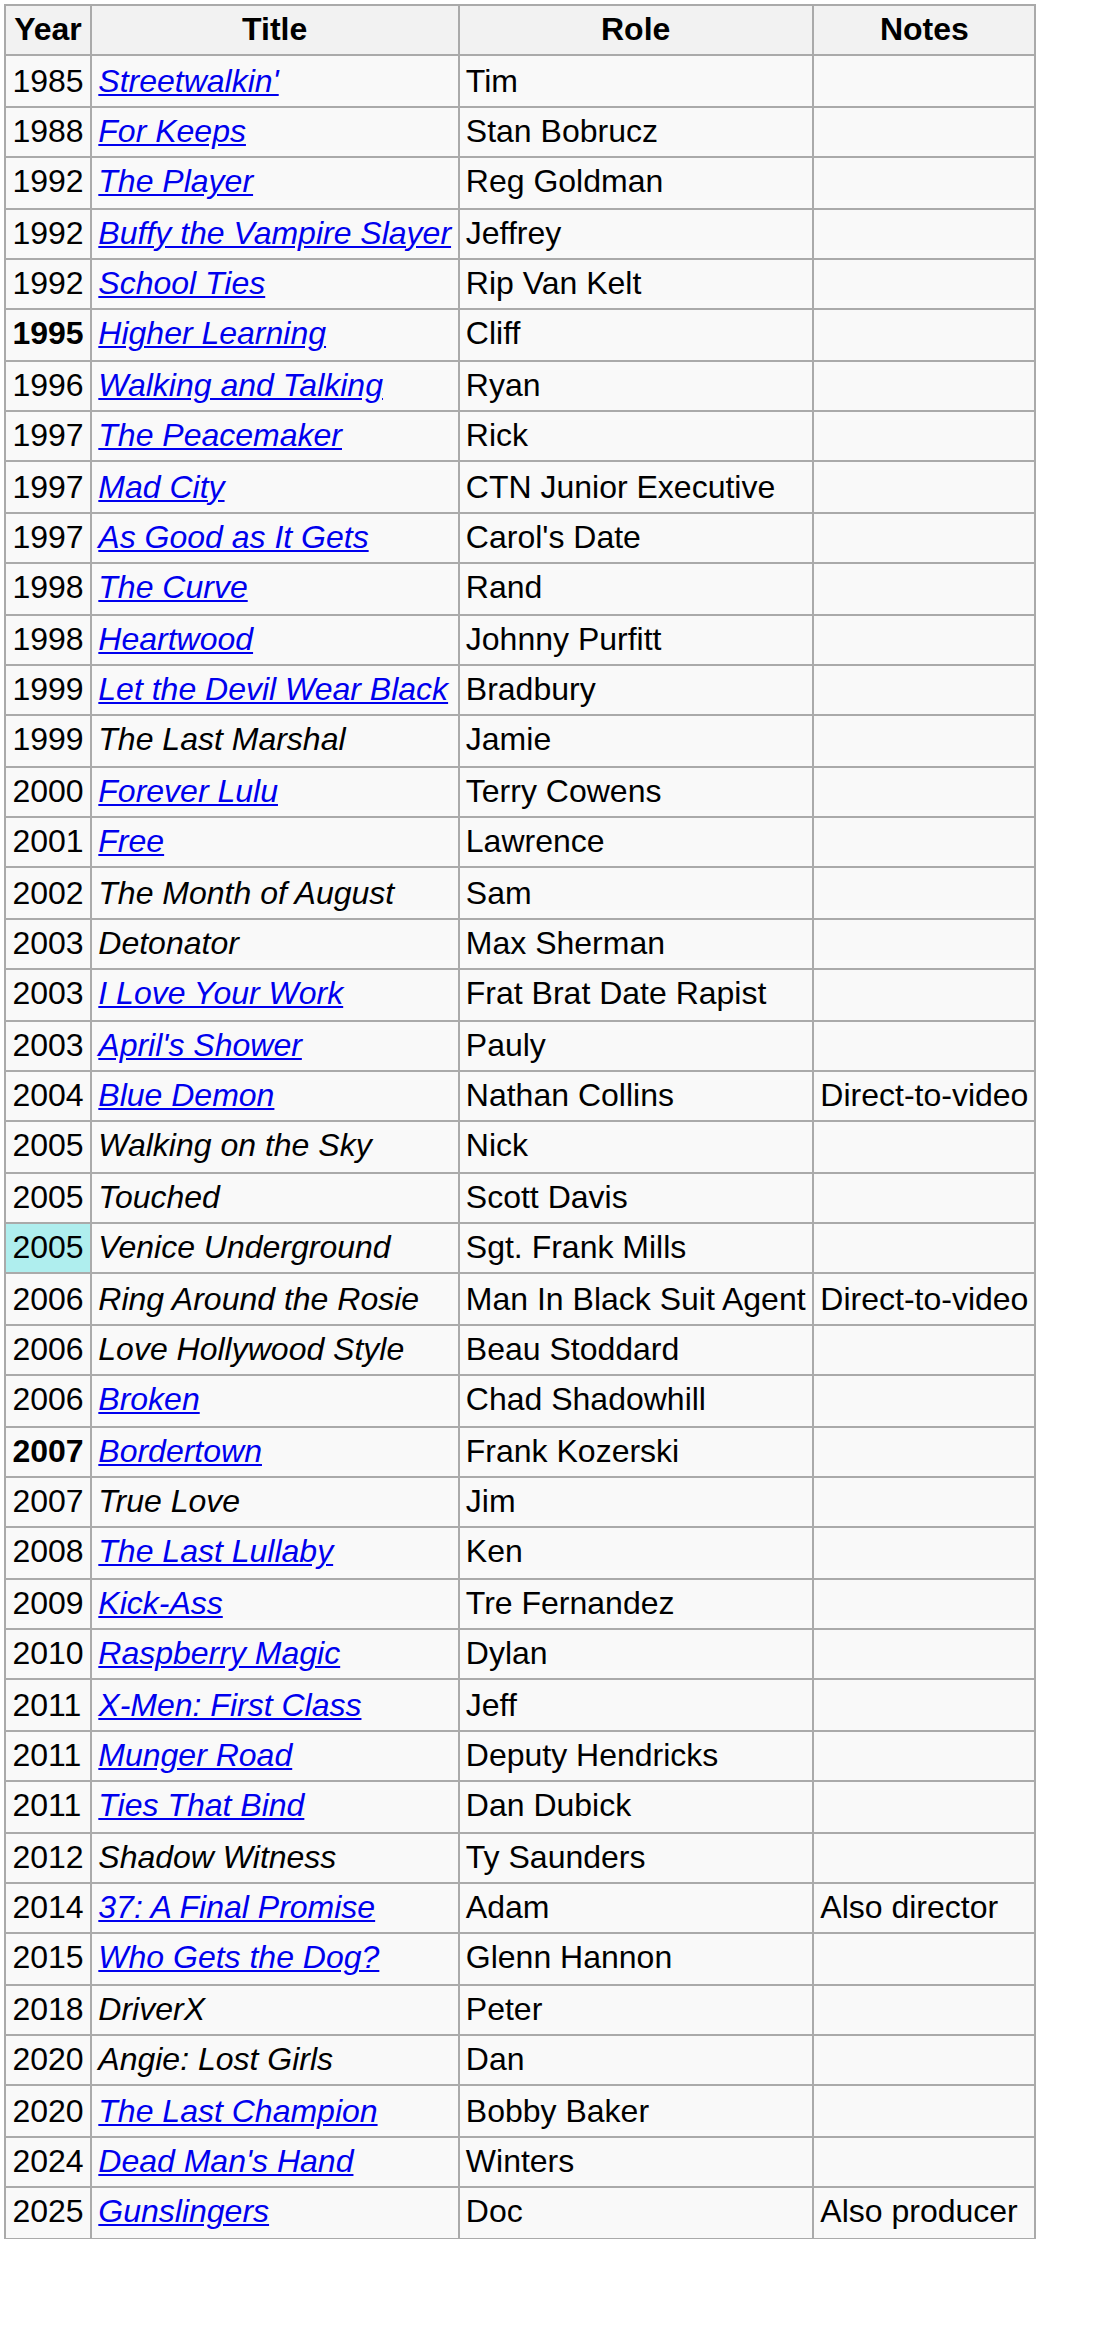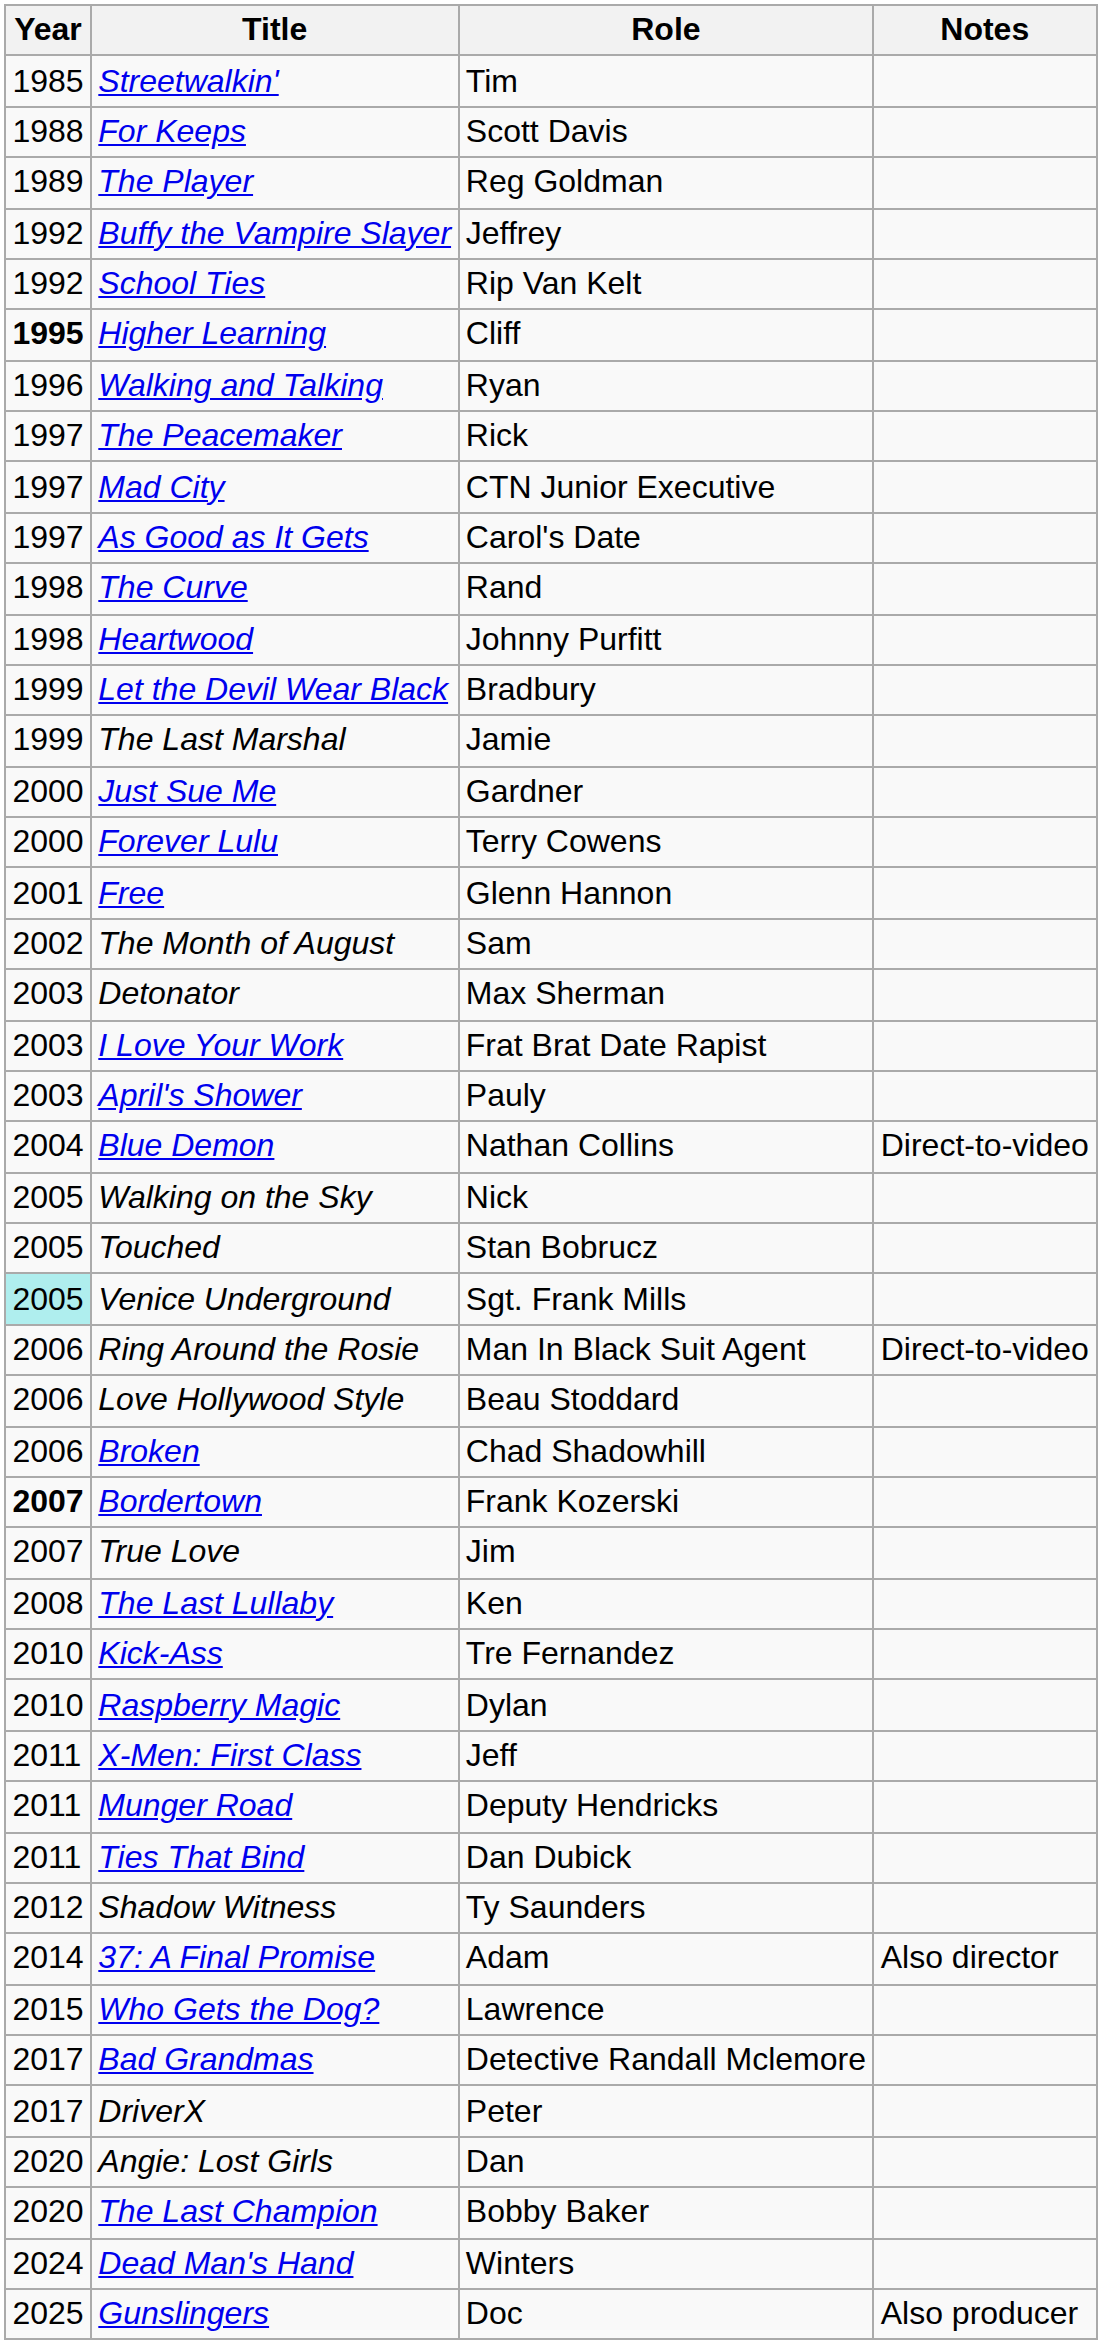(562, 131) Stan Bobrucz -> (547, 131) Scott Davis
(48, 182) 1992 -> (48, 182) 1989
+ row: (187, 791)
(535, 841) Lawrence -> (569, 892) Glenn Hannon
(547, 1197) Scott Davis -> (562, 1247) Stan Bobrucz
(48, 1603) 2009 -> (48, 1653) 2010
(569, 1958) Glenn Hannon -> (535, 2009) Lawrence
+ row: (206, 2059)
(48, 2009) 2018 -> (48, 2110) 2017
